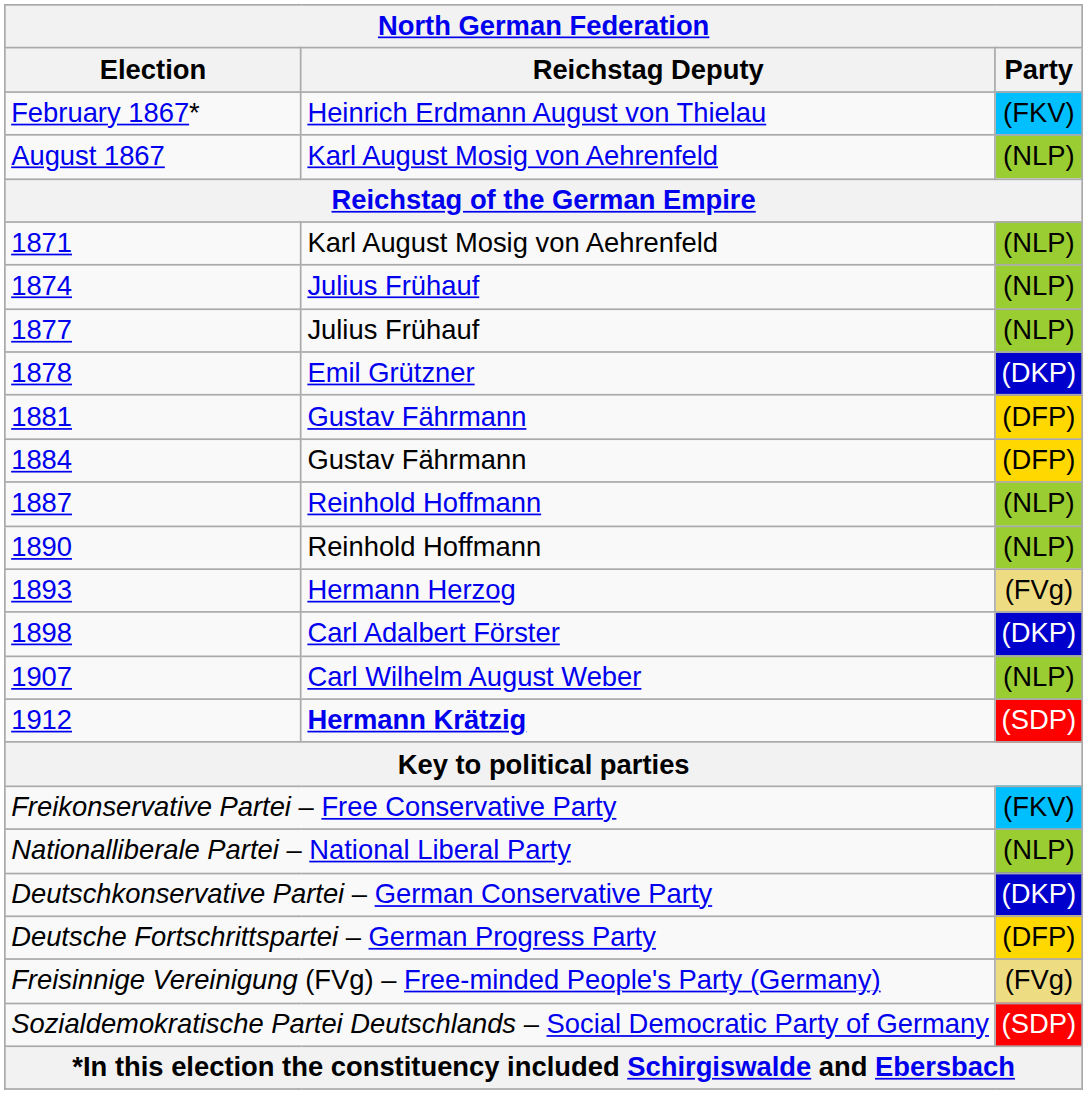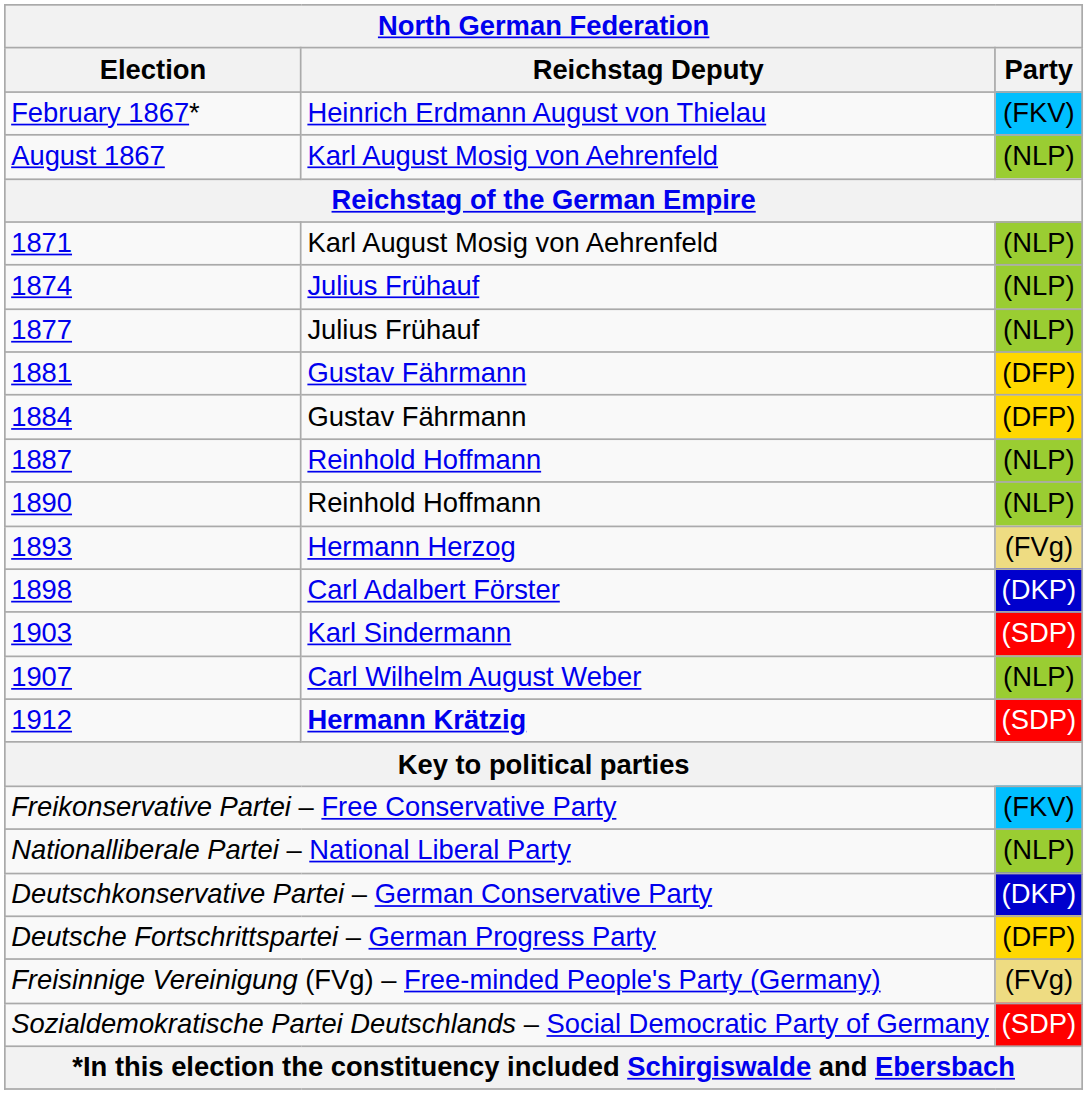- row: (42, 373)
+ row: (42, 633)
